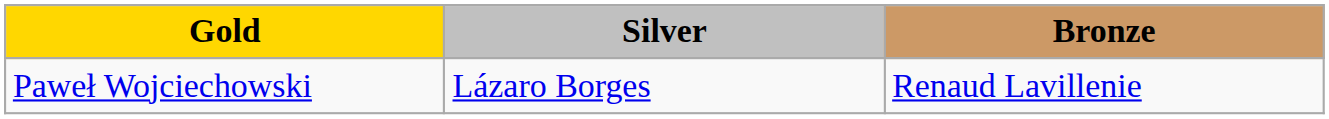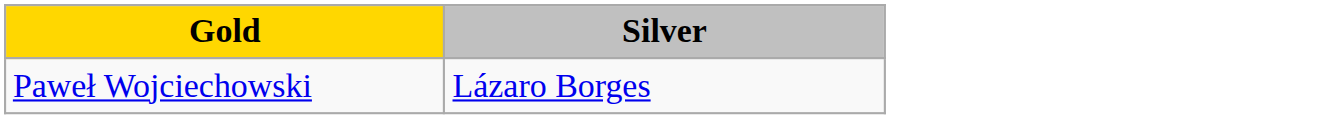- column: (1104, 31)
